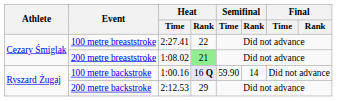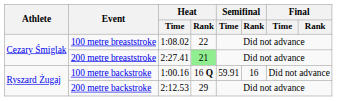(175, 42) 2:27.41 -> (175, 42) 1:08.02
(175, 58) 1:08.02 -> (175, 58) 2:27.41
(203, 73) lavender background -> (203, 73) no background
(229, 73) 59.90 -> (229, 73) 59.91
(254, 73) 14 -> (254, 73) 16
